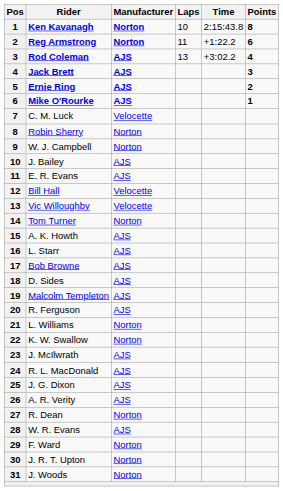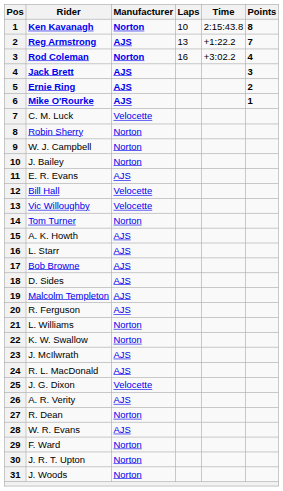(129, 42) Norton -> (123, 42) AJS
(182, 42) 11 -> (183, 42) 13
(250, 42) 6 -> (250, 42) 7
(123, 57) AJS -> (129, 57) Norton
(183, 57) 13 -> (183, 57) 16
(122, 161) AJS -> (128, 161) Norton
(122, 385) AJS -> (133, 385) Velocette
